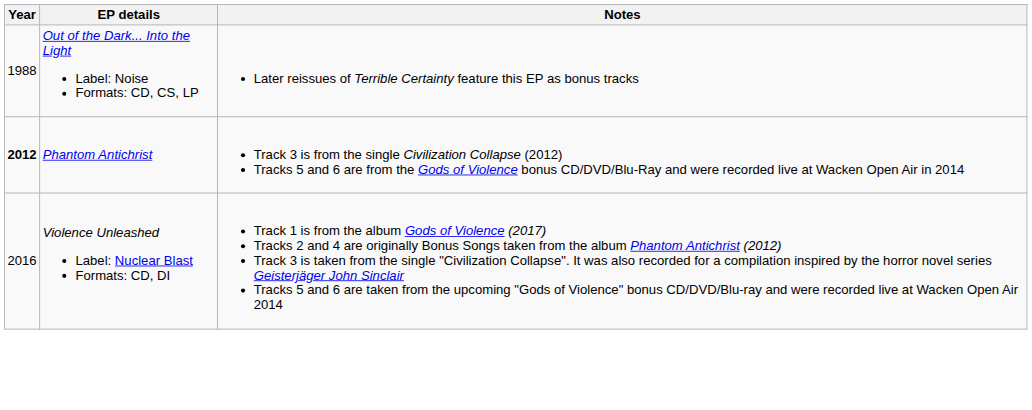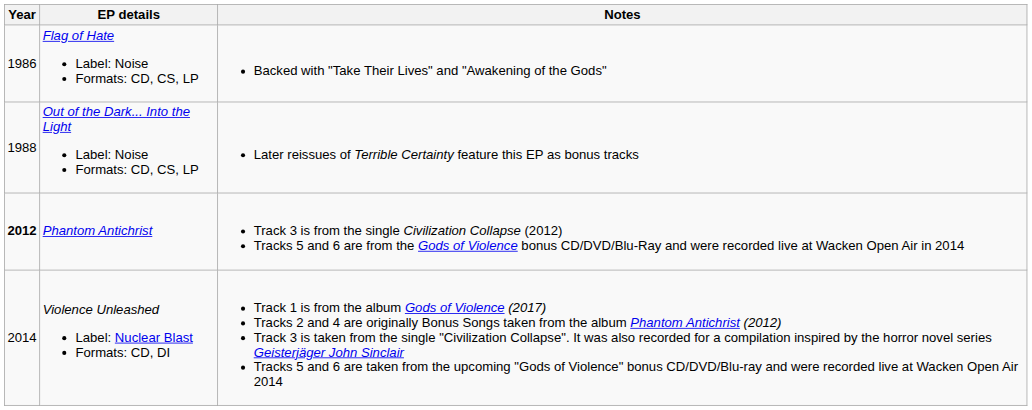+ row: (129, 57)
(22, 261) 2016 -> (22, 337) 2014
